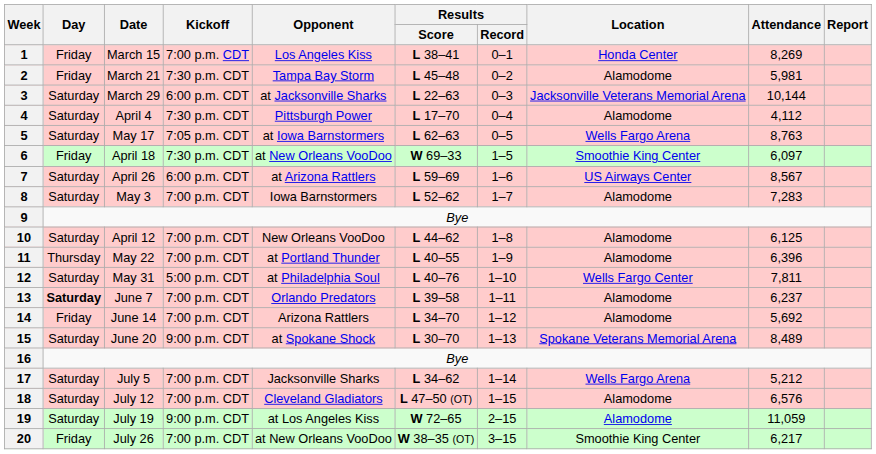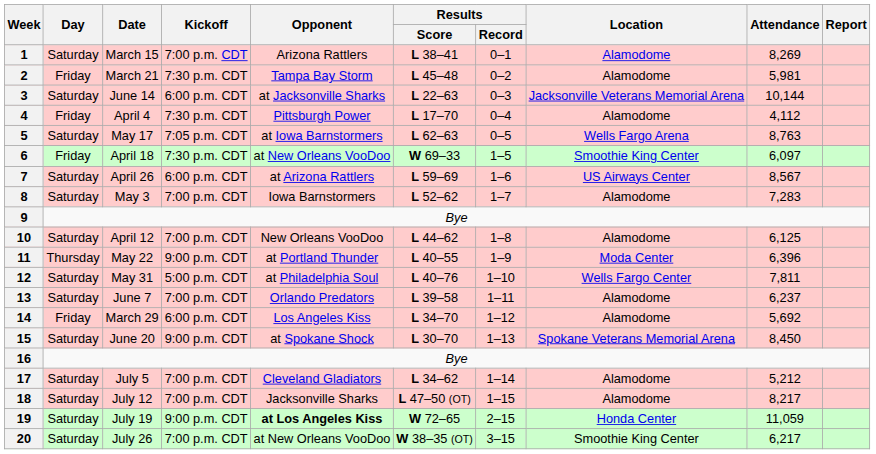(74, 55) Friday -> (73, 55) Saturday
(323, 55) Los Angeles Kiss -> (322, 55) Arizona Rattlers
(638, 55) Honda Center -> (636, 55) Alamodome
(134, 96) March 29 -> (132, 96) June 14
(74, 116) Saturday -> (73, 116) Friday
(208, 257) 7:00 p.m. CDT -> (206, 257) 9:00 p.m. CDT
(638, 257) Alamodome -> (636, 257) Moda Center
(74, 298) bold -> (73, 298) normal
(134, 318) June 14 -> (132, 318) March 29
(208, 318) 7:00 p.m. CDT -> (206, 318) 6:00 p.m. CDT
(323, 318) Arizona Rattlers -> (322, 318) Los Angeles Kiss
(786, 338) 8,489 -> (785, 338) 8,450
(323, 379) Jacksonville Sharks -> (322, 379) Cleveland Gladiators
(638, 379) Wells Fargo Arena -> (636, 379) Alamodome
(323, 399) Cleveland Gladiators -> (322, 399) Jacksonville Sharks
(786, 399) 6,576 -> (785, 399) 8,217
(323, 419) normal -> (322, 419) bold
(638, 419) Alamodome -> (636, 419) Honda Center
(74, 439) Friday -> (73, 439) Saturday
